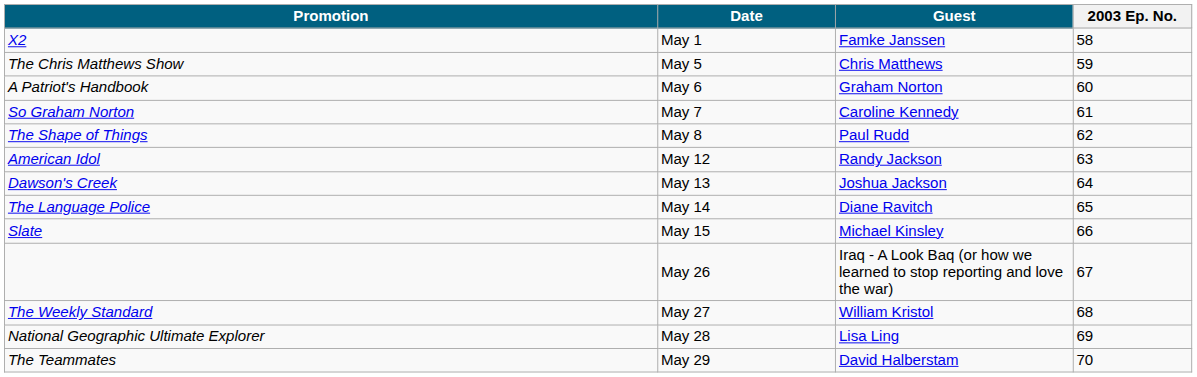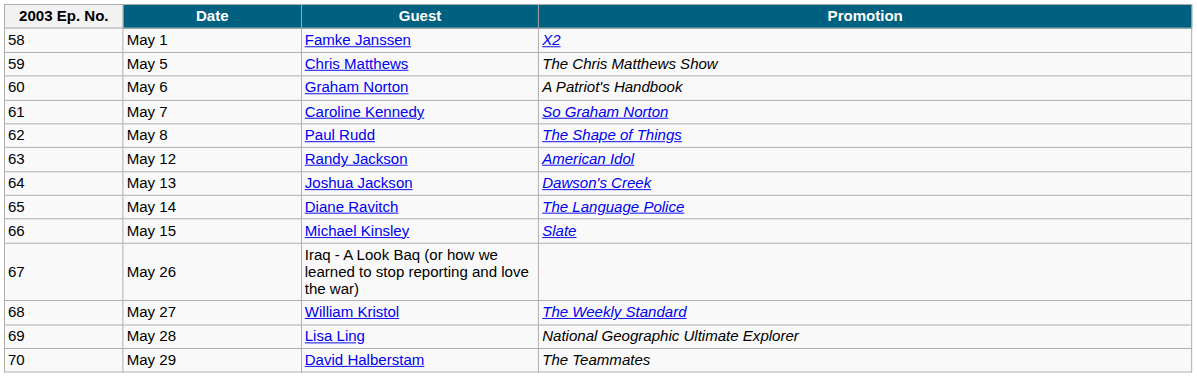columns swapped: (1132, 16) <-> (331, 16)
